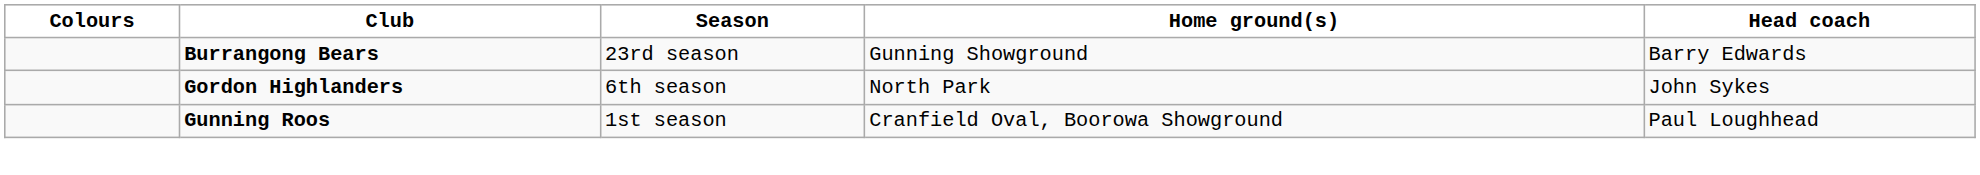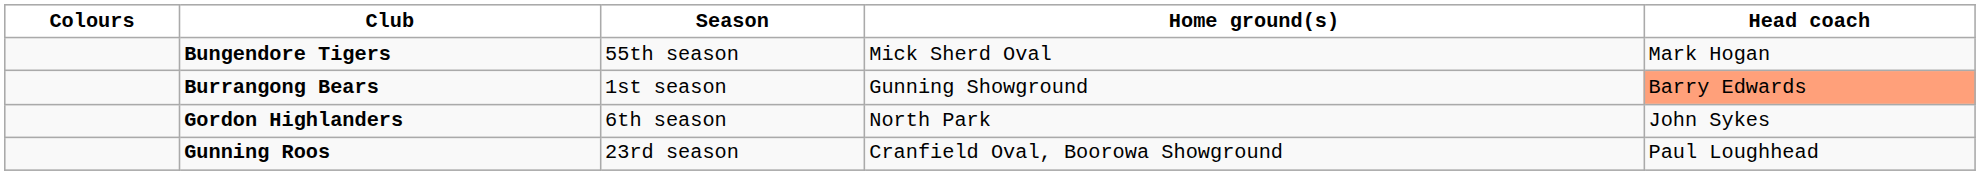+ row: (288, 54)
(672, 54) 23rd season -> (666, 87) 1st season
(1728, 54) no background -> (1728, 87) lightsalmon background
(666, 120) 1st season -> (672, 154) 23rd season
